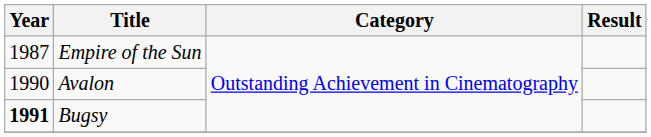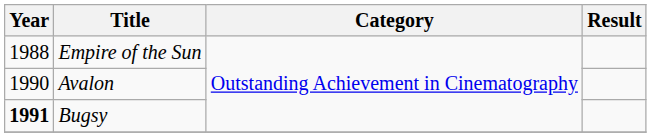(29, 52) 1987 -> (29, 52) 1988
